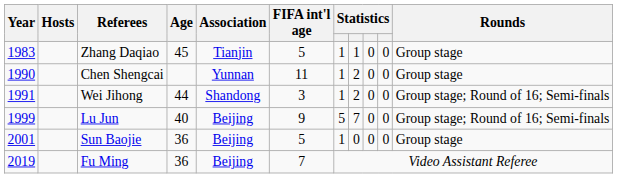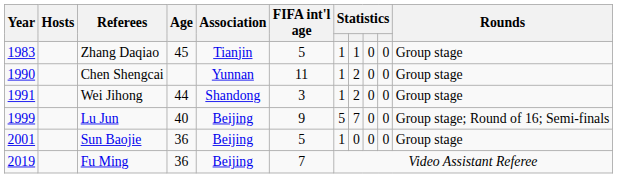(503, 96) Group stage; Round of 16; Semi-finals -> (429, 96) Group stage
